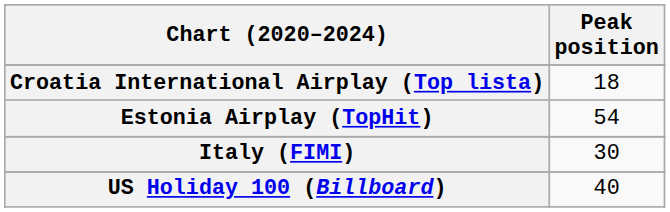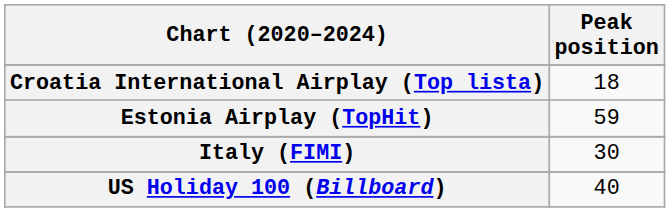(607, 118) 54 -> (607, 118) 59
